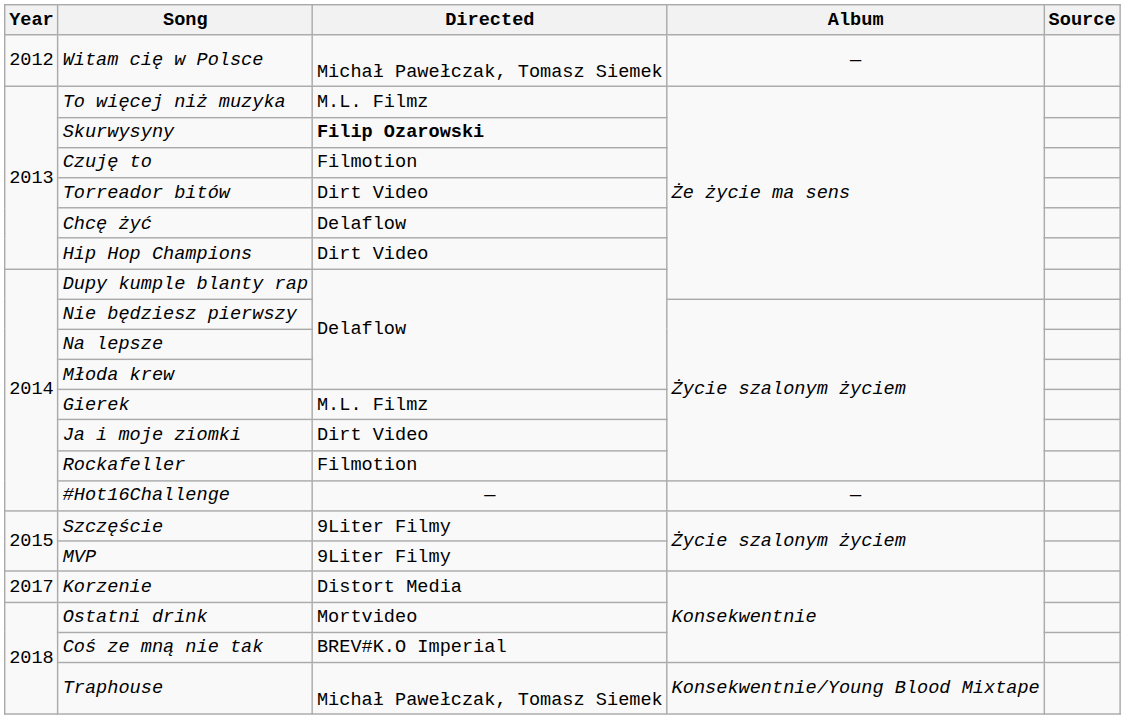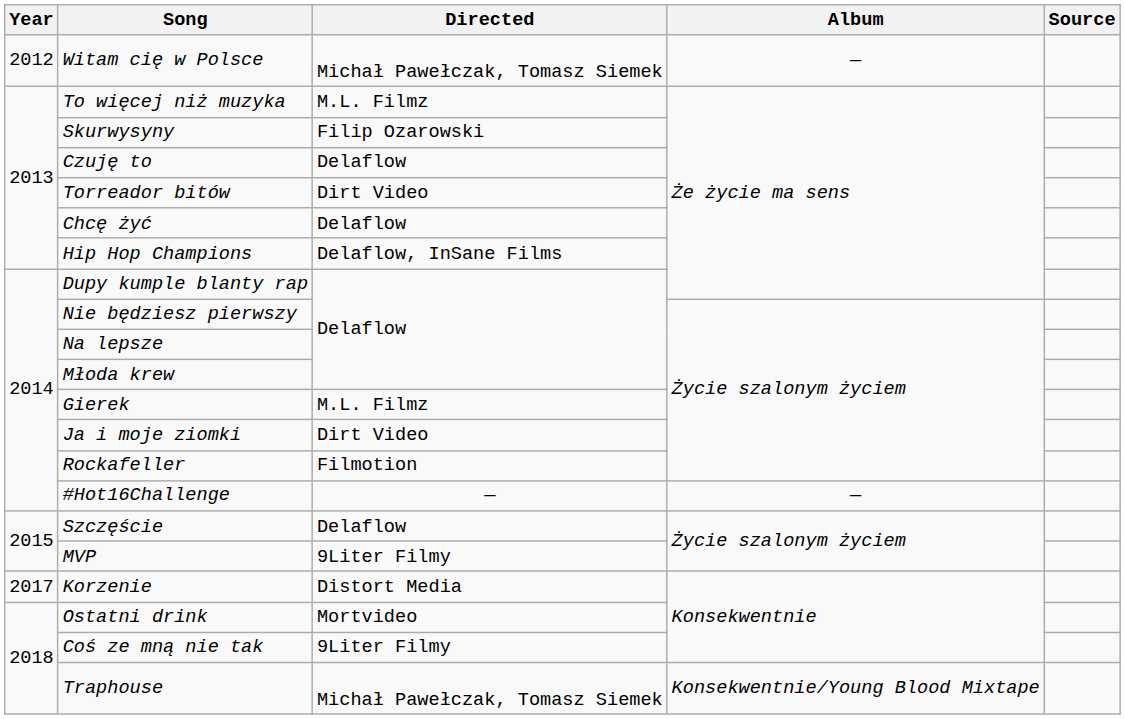(401, 132) bold -> (401, 132) normal
(367, 163) Filmotion -> (362, 163) Delaflow
(373, 253) Dirt Video -> (440, 253) Delaflow, InSane Films
(384, 526) 9Liter Filmy -> (362, 526) Delaflow
(412, 647) BREV#K.O Imperial -> (384, 647) 9Liter Filmy
